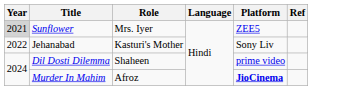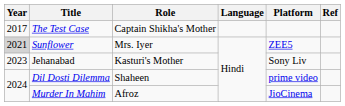+ row: (60, 28)
(17, 45) 2022 -> (17, 61) 2023
(260, 77) bold -> (291, 93) normal
